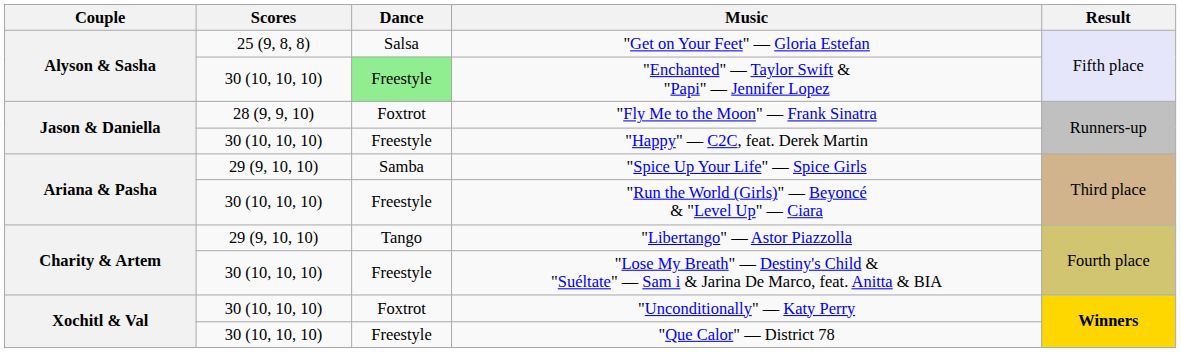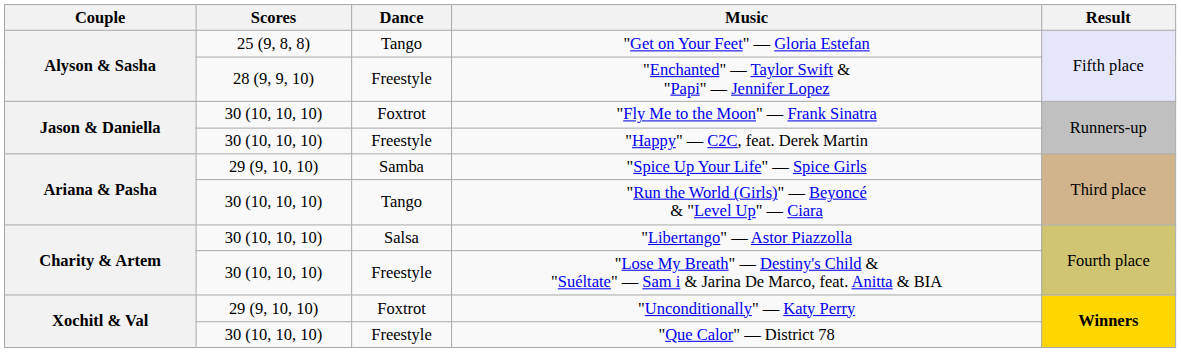(402, 43) Salsa -> (402, 43) Tango
(274, 79) 30 (10, 10, 10) -> (274, 79) 28 (9, 9, 10)
(402, 79) lightgreen background -> (402, 79) no background
(274, 114) 28 (9, 9, 10) -> (274, 114) 30 (10, 10, 10)
(402, 202) Freestyle -> (402, 202) Tango
(274, 237) 29 (9, 10, 10) -> (274, 237) 30 (10, 10, 10)
(402, 237) Tango -> (402, 237) Salsa
(274, 308) 30 (10, 10, 10) -> (274, 308) 29 (9, 10, 10)
